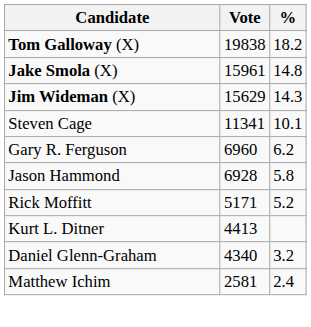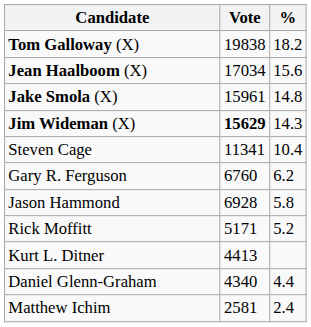+ row: (78, 70)
(245, 96) normal -> (245, 123) bold
(288, 123) 10.1 -> (288, 149) 10.4
(241, 149) 6960 -> (241, 176) 6760
(284, 255) 3.2 -> (284, 281) 4.4
